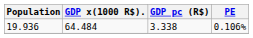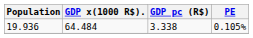(230, 26) 0.106% -> (230, 26) 0.105%
